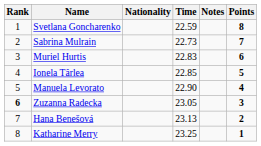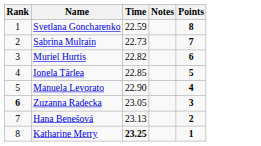- column: (148, 12)
(186, 57) 22.83 -> (136, 57) 22.82
(186, 133) normal -> (136, 133) bold
